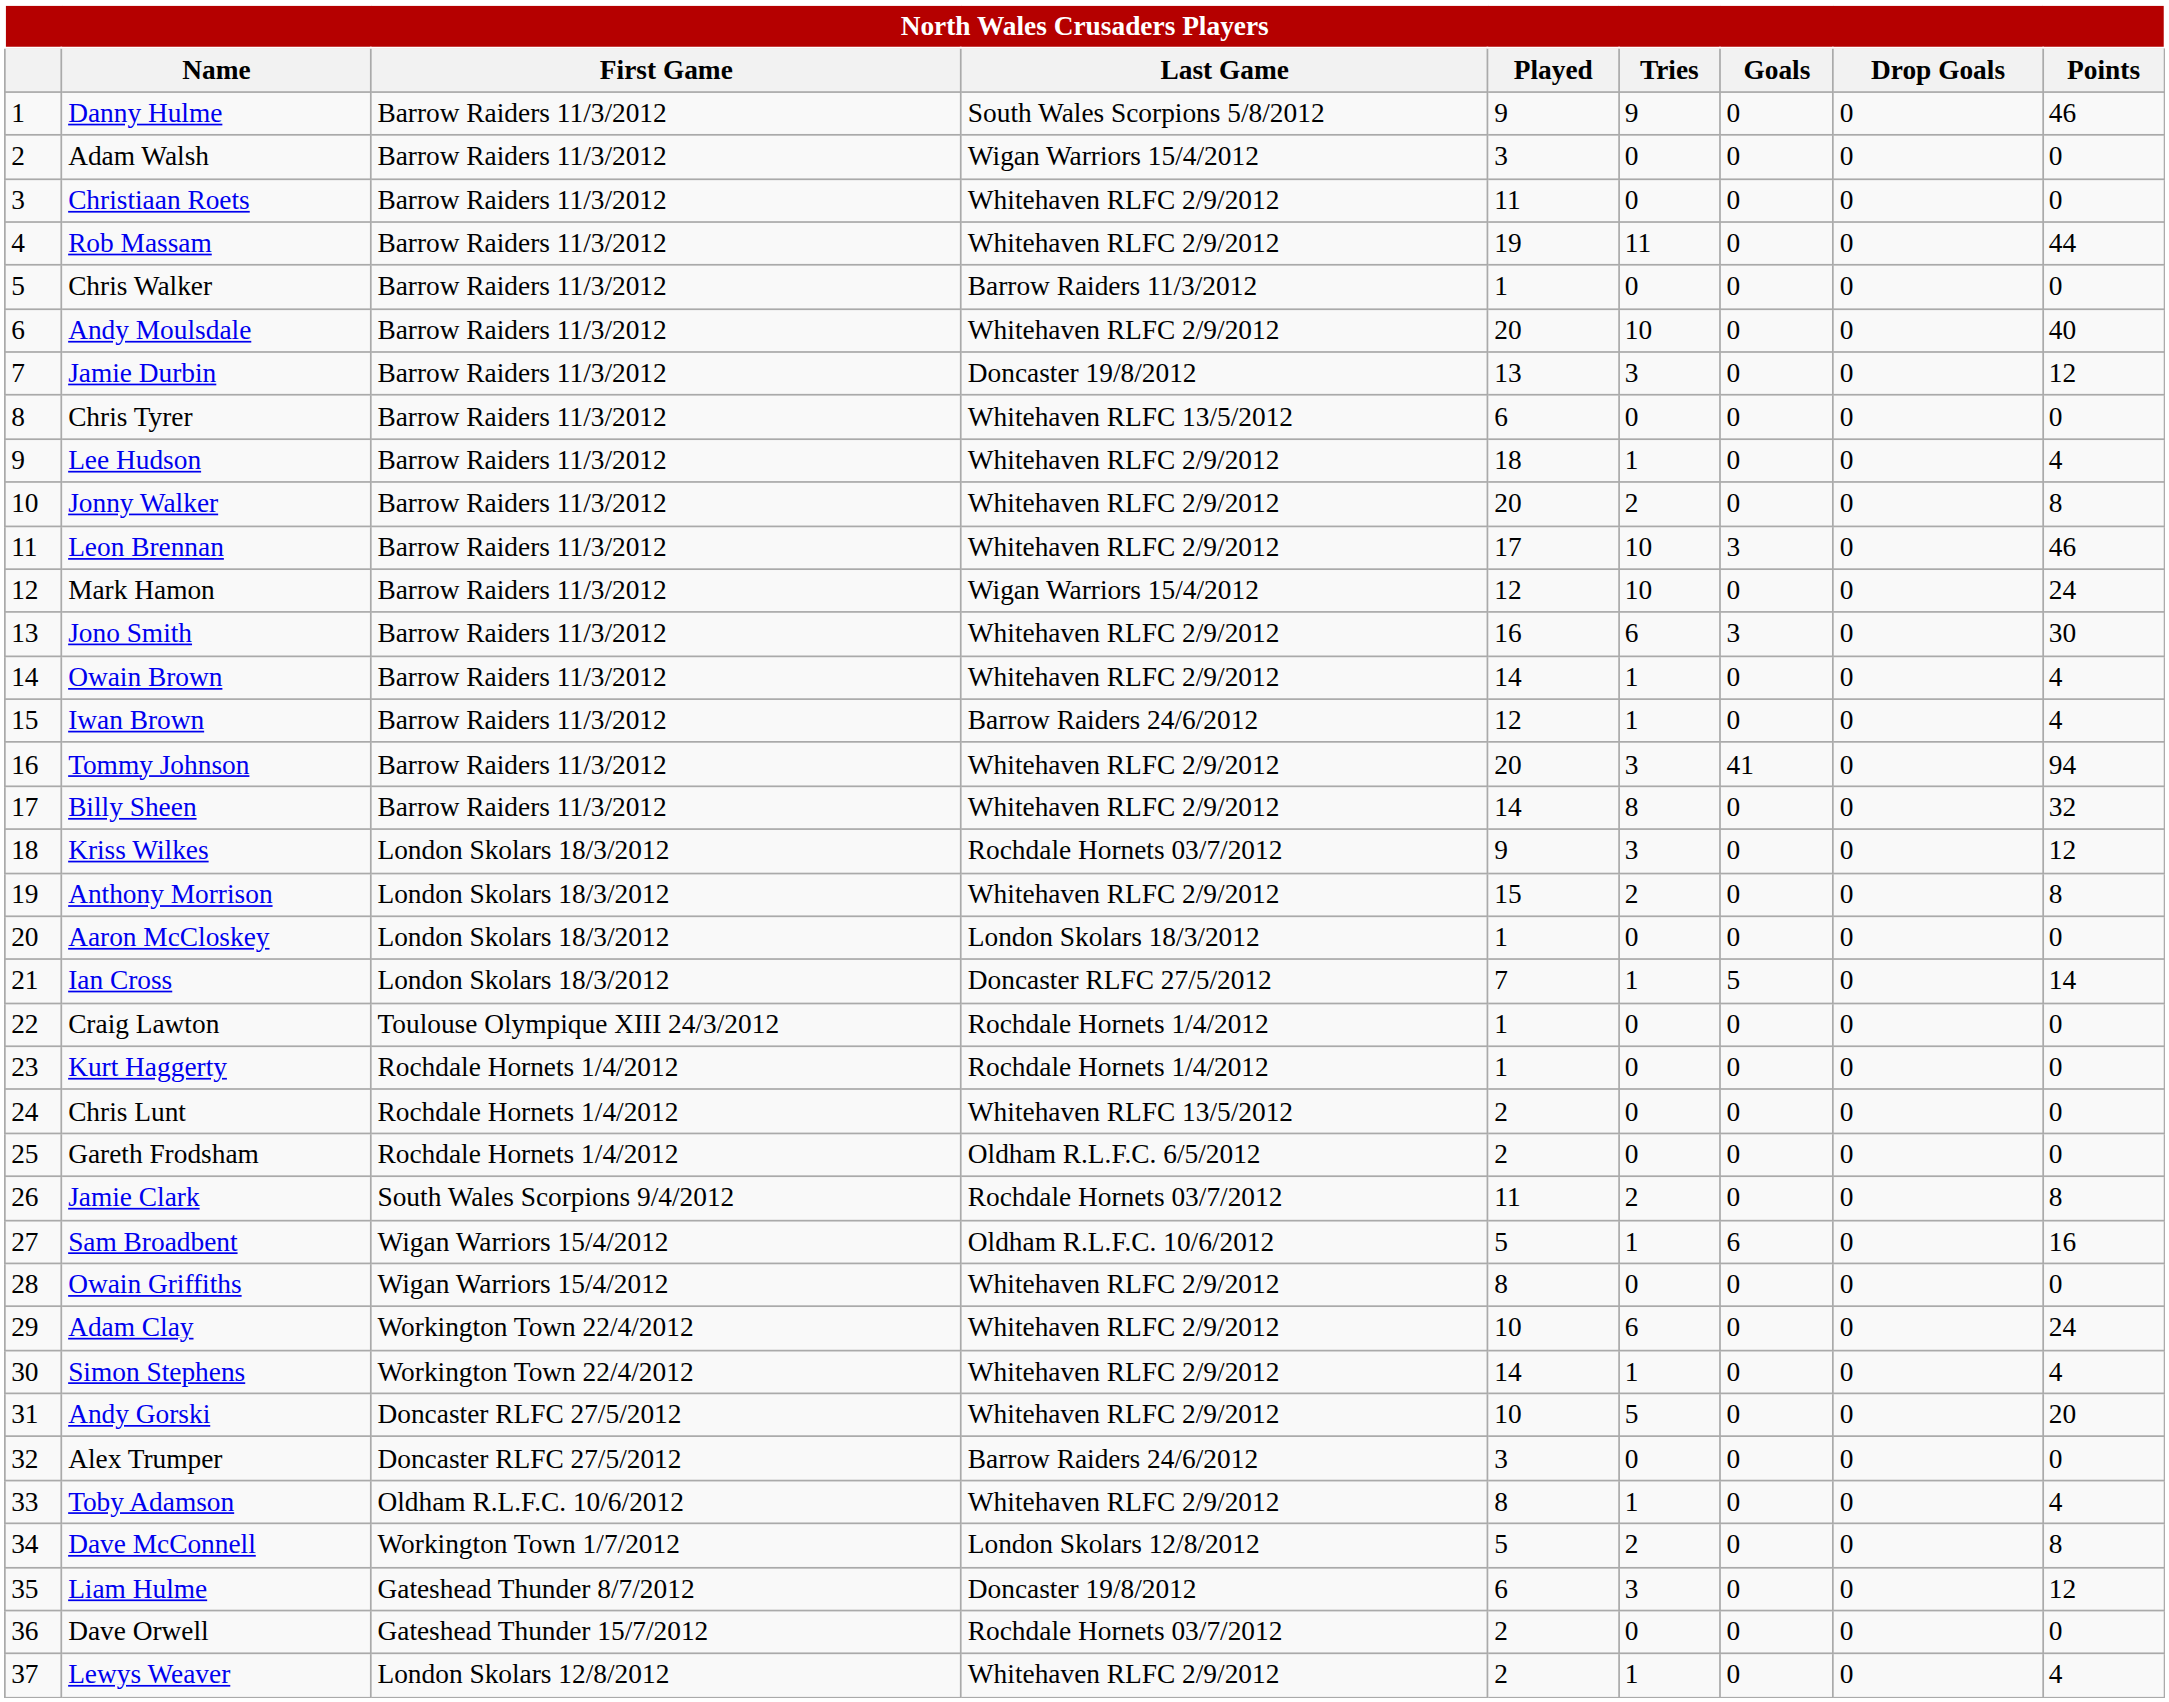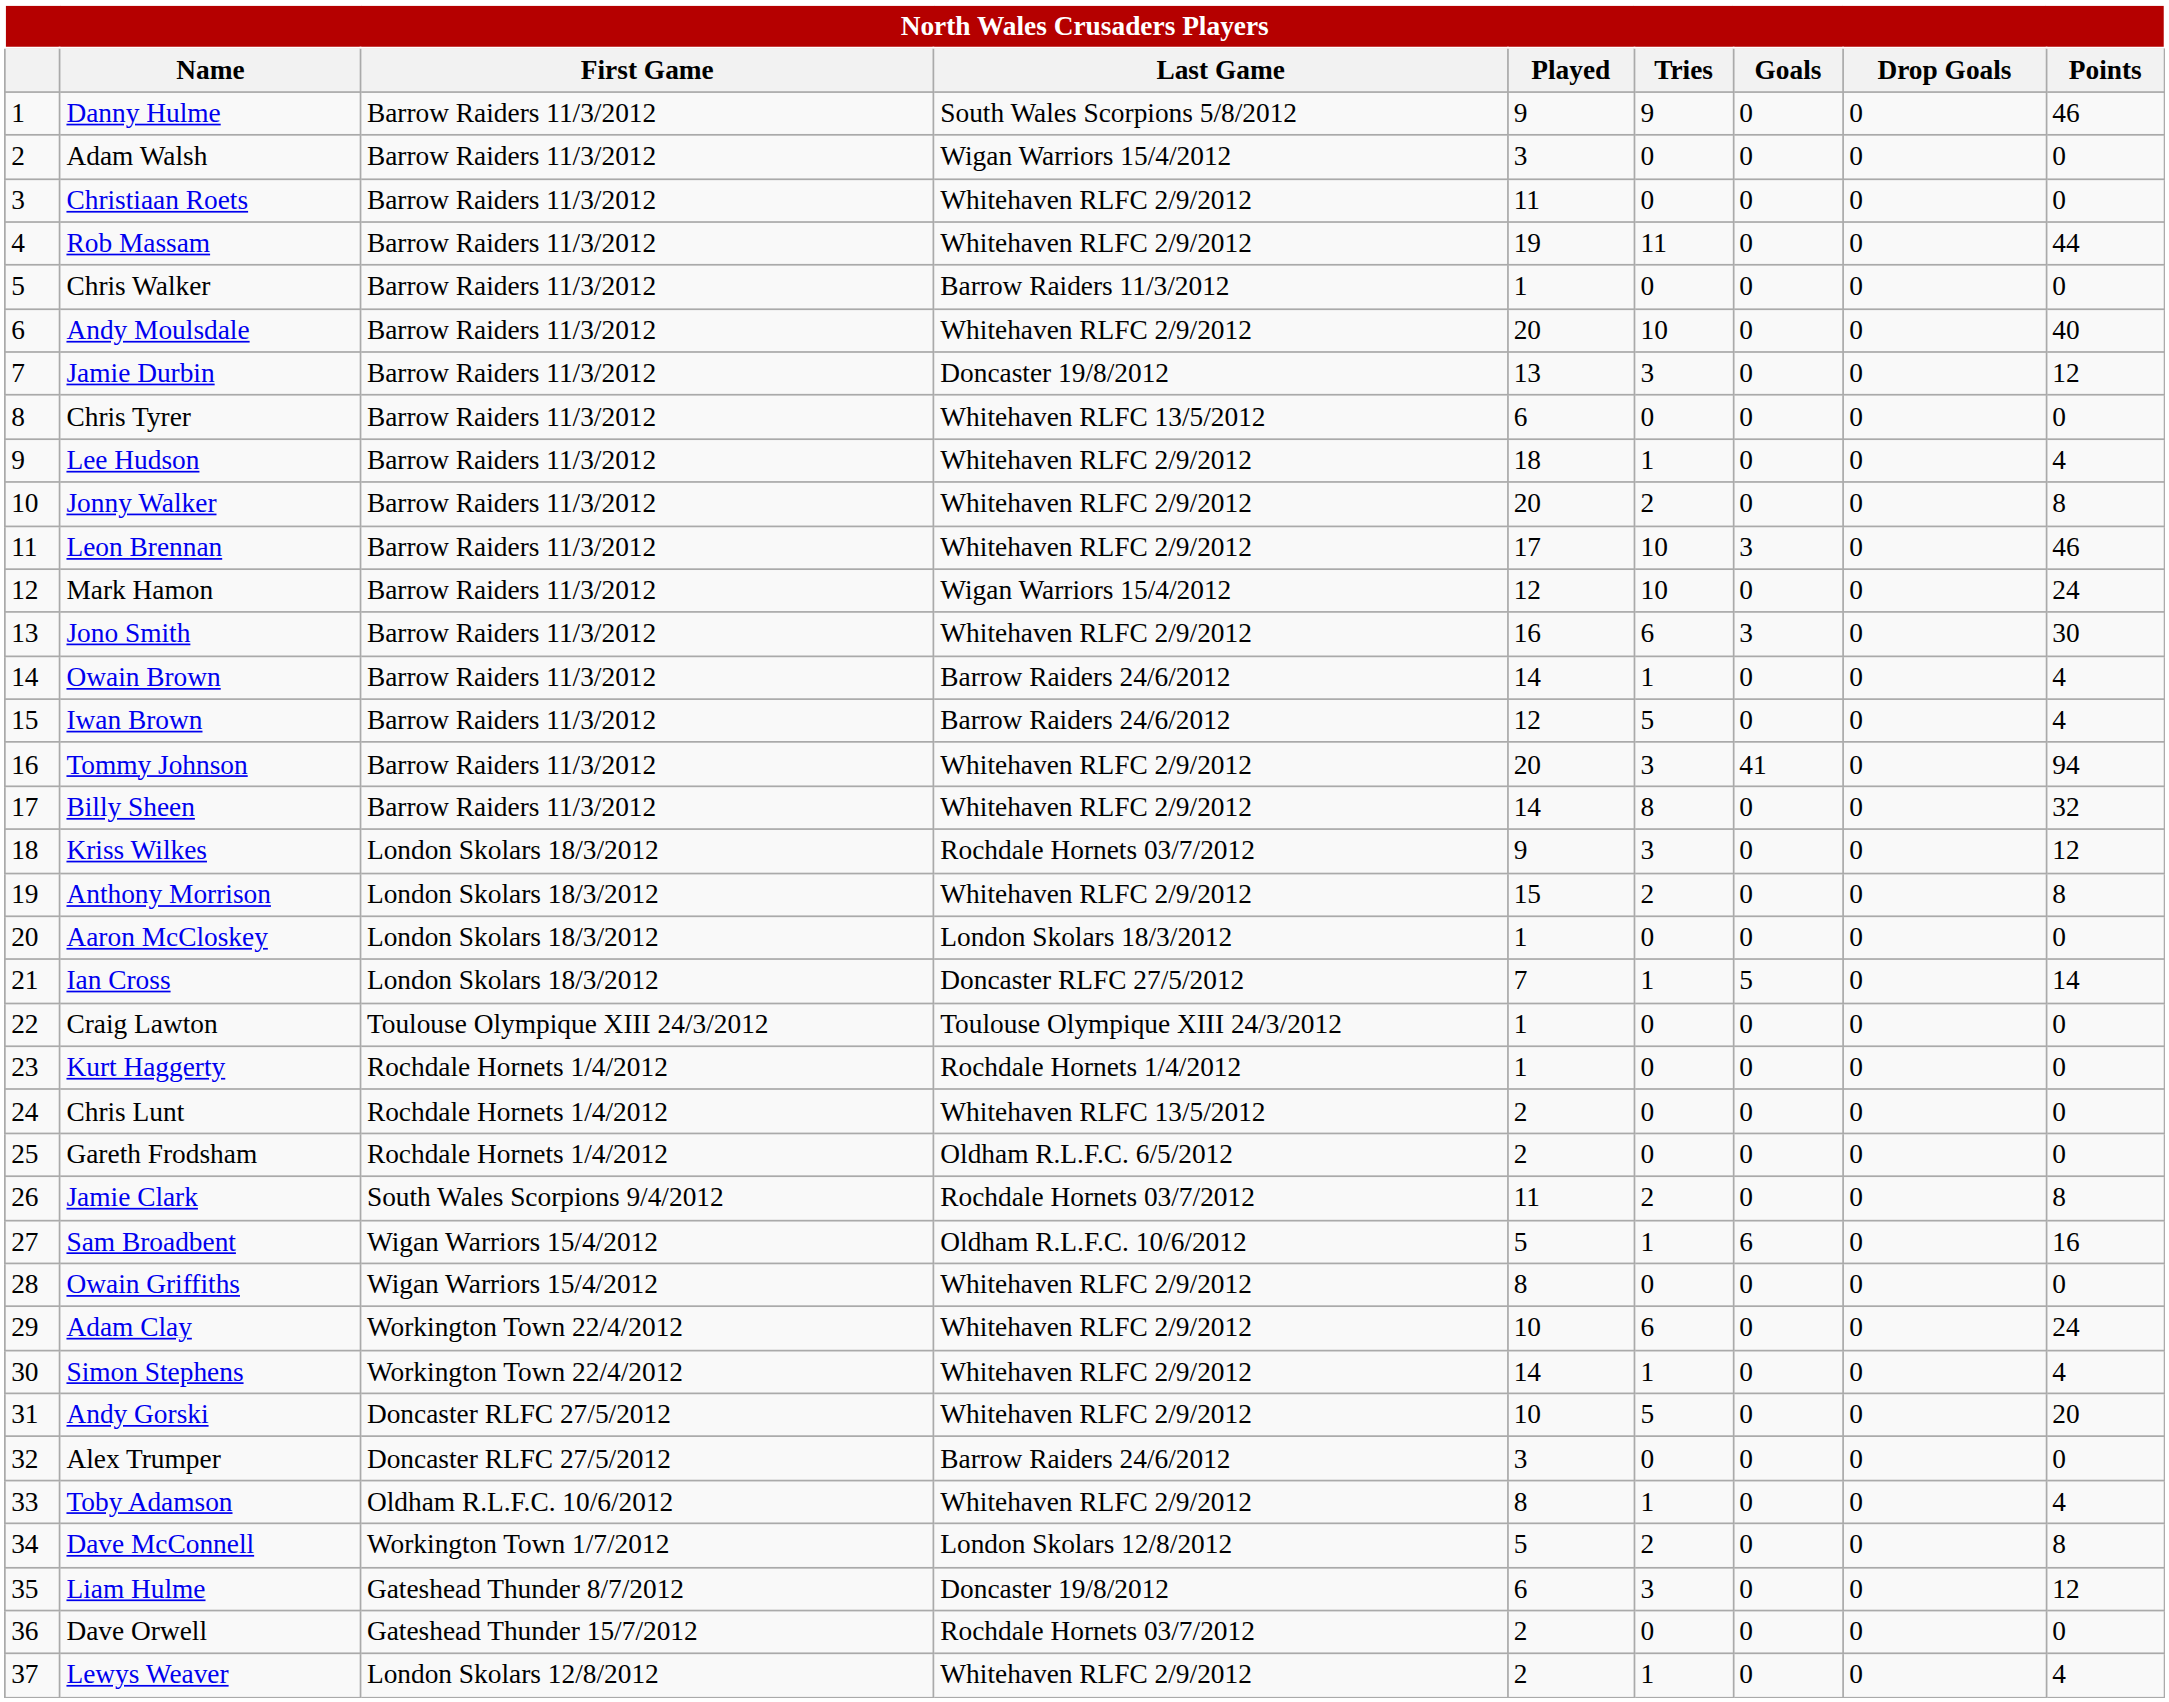(1124, 677) Whitehaven RLFC 2/9/2012 -> (1085, 677) Barrow Raiders 24/6/2012
(1632, 720) 1 -> (1647, 720) 5
(1118, 1024) Rochdale Hornets 1/4/2012 -> (1141, 1024) Toulouse Olympique XIII 24/3/2012
